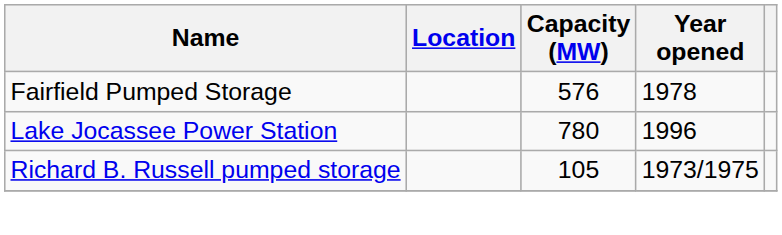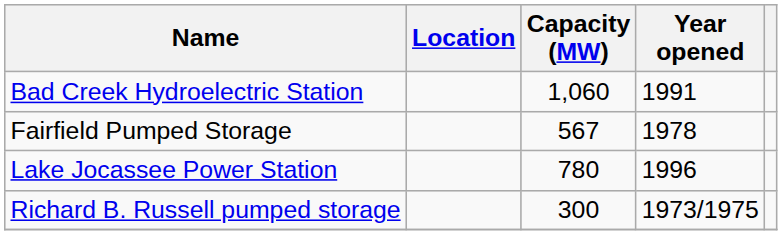+ row: (187, 91)
(579, 91) 576 -> (579, 130) 567
(579, 170) 105 -> (579, 209) 300
